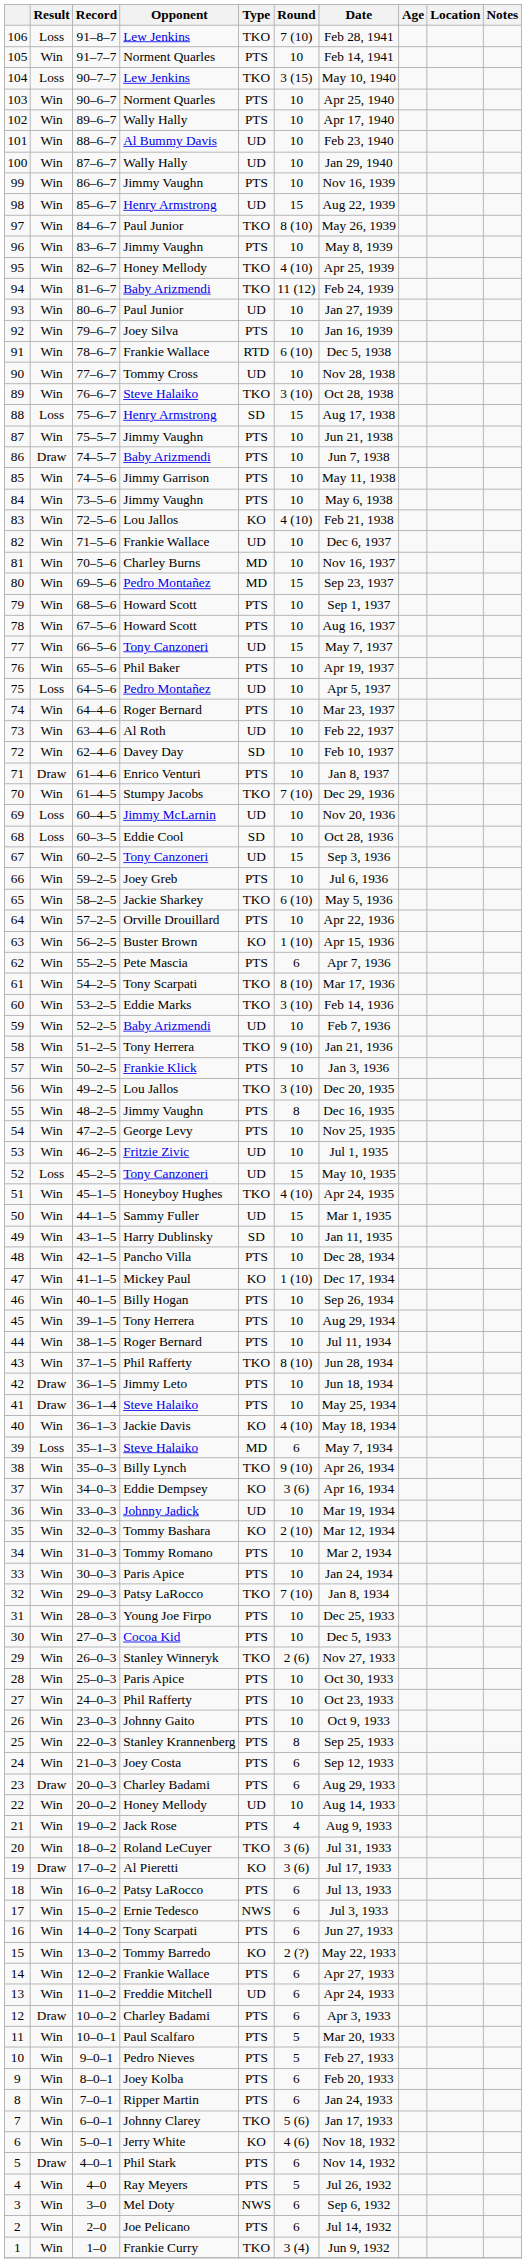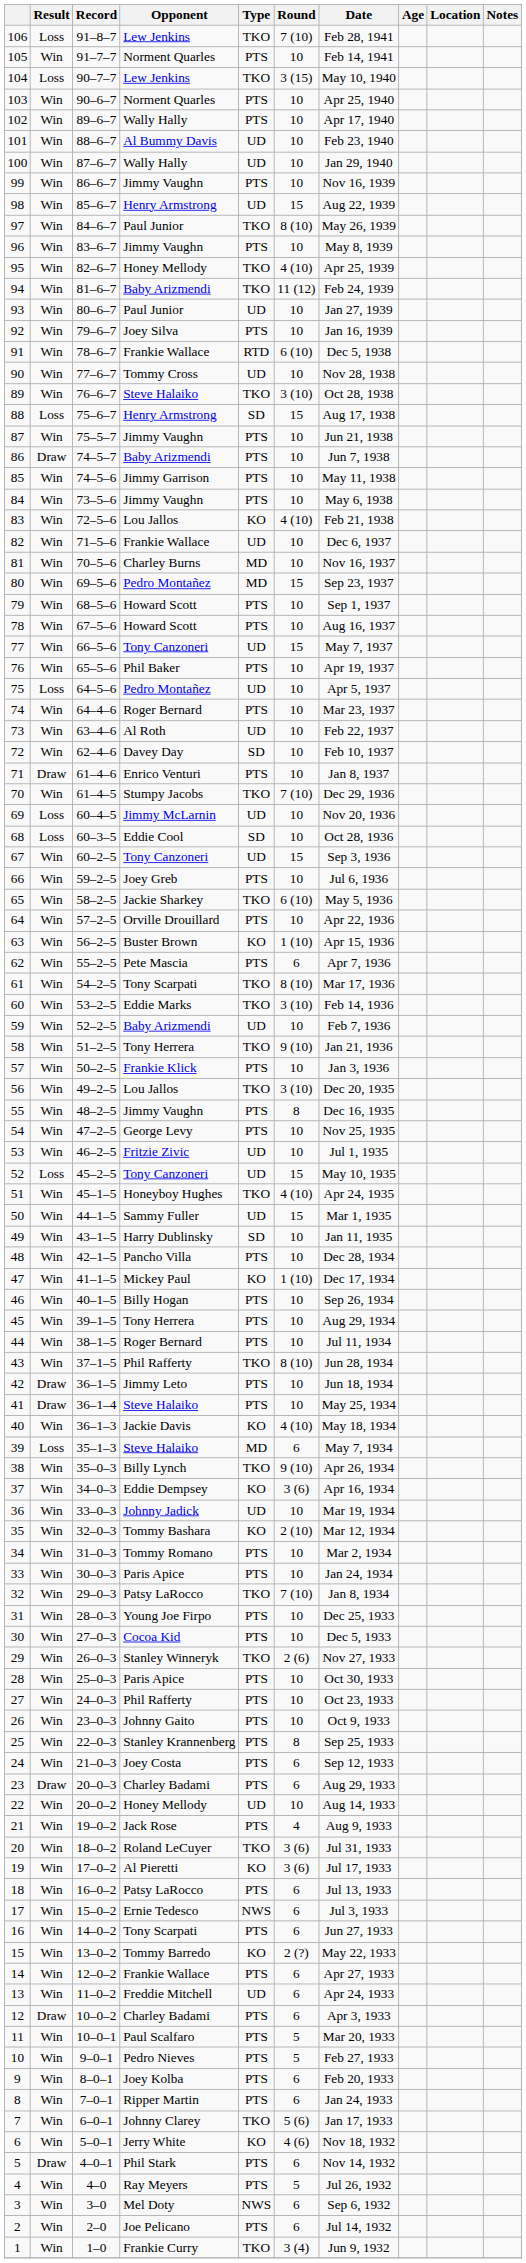(52, 1868) Draw -> (52, 1868) Win
